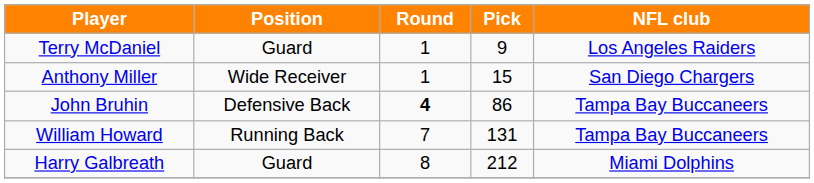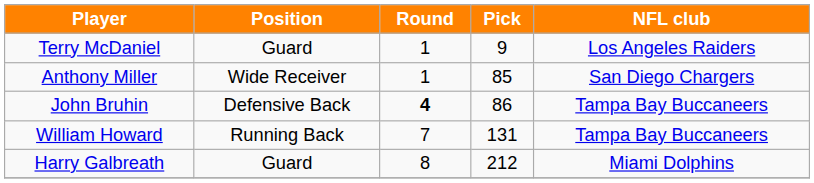(502, 76) 15 -> (502, 76) 85
